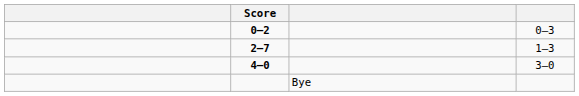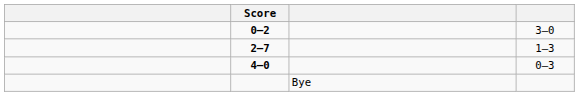(545, 30) 0–3 -> (545, 30) 3–0
(545, 65) 3–0 -> (545, 65) 0–3
